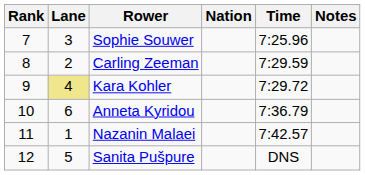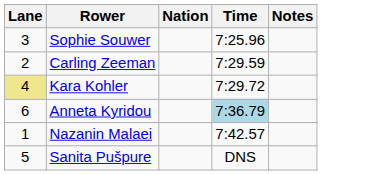- column: (26, 16)
(283, 110) no background -> (240, 110) lightblue background
